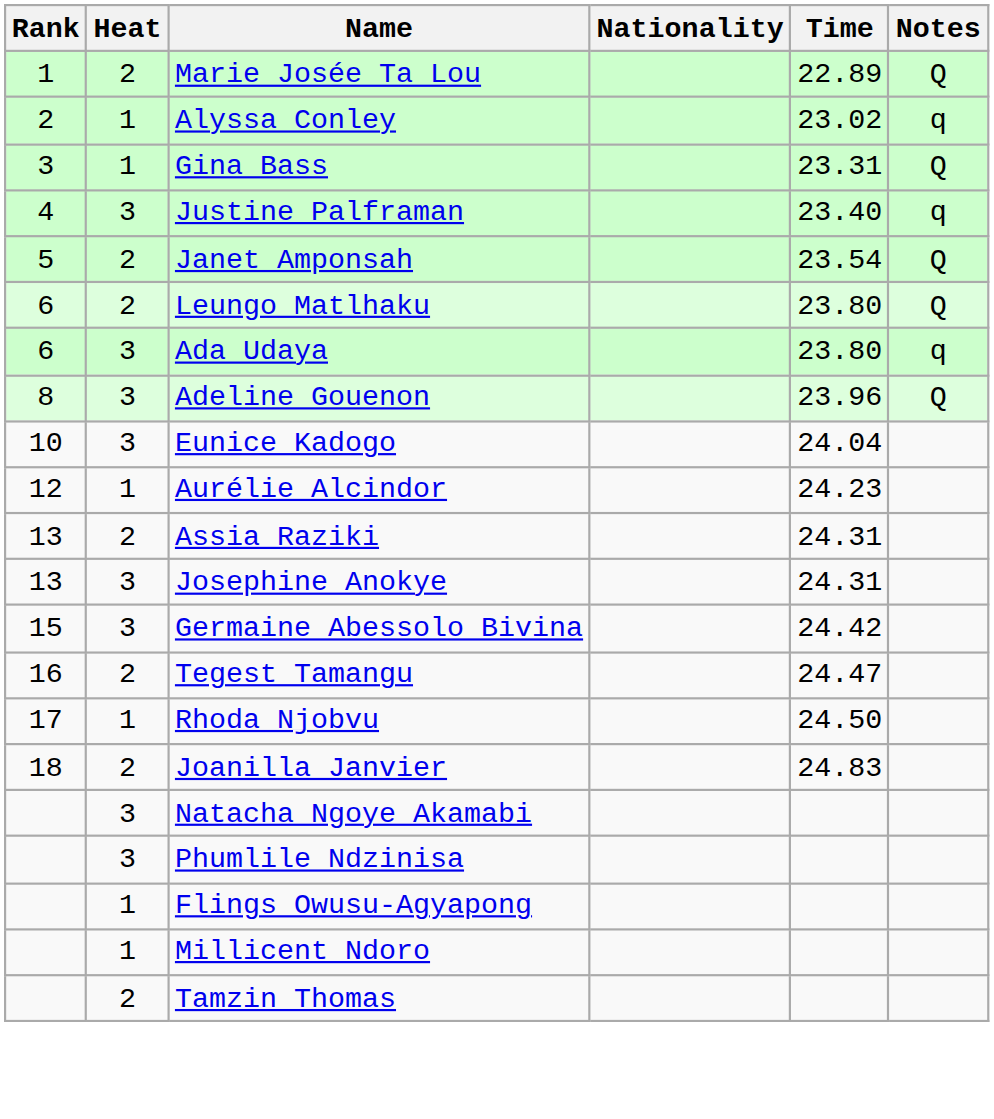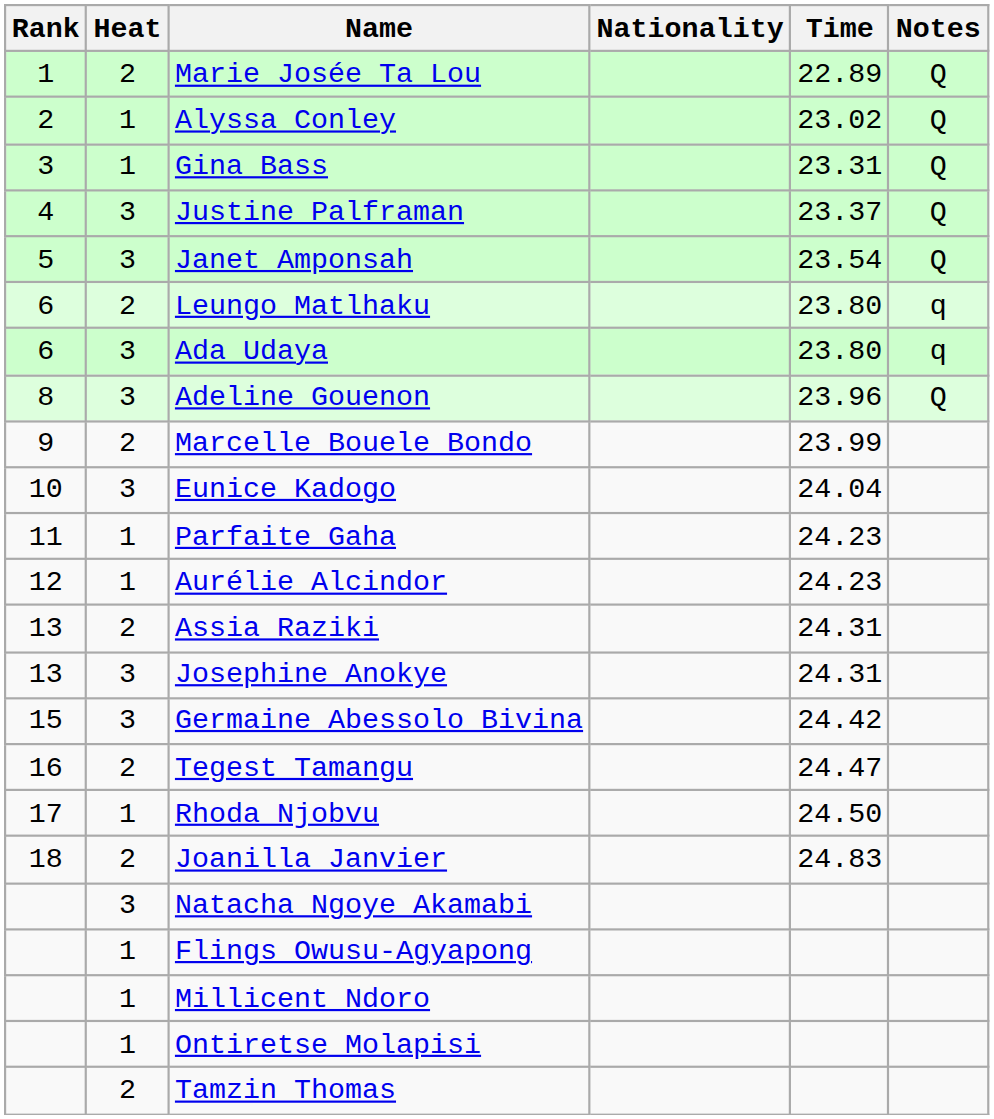(938, 121) q -> (938, 121) Q
(840, 213) 23.40 -> (840, 213) 23.37
(938, 213) q -> (938, 213) Q
(127, 259) 2 -> (127, 259) 3
(938, 305) Q -> (938, 305) q
+ row: (353, 444)
+ row: (285, 536)
- row: (319, 860)
+ row: (328, 1044)
